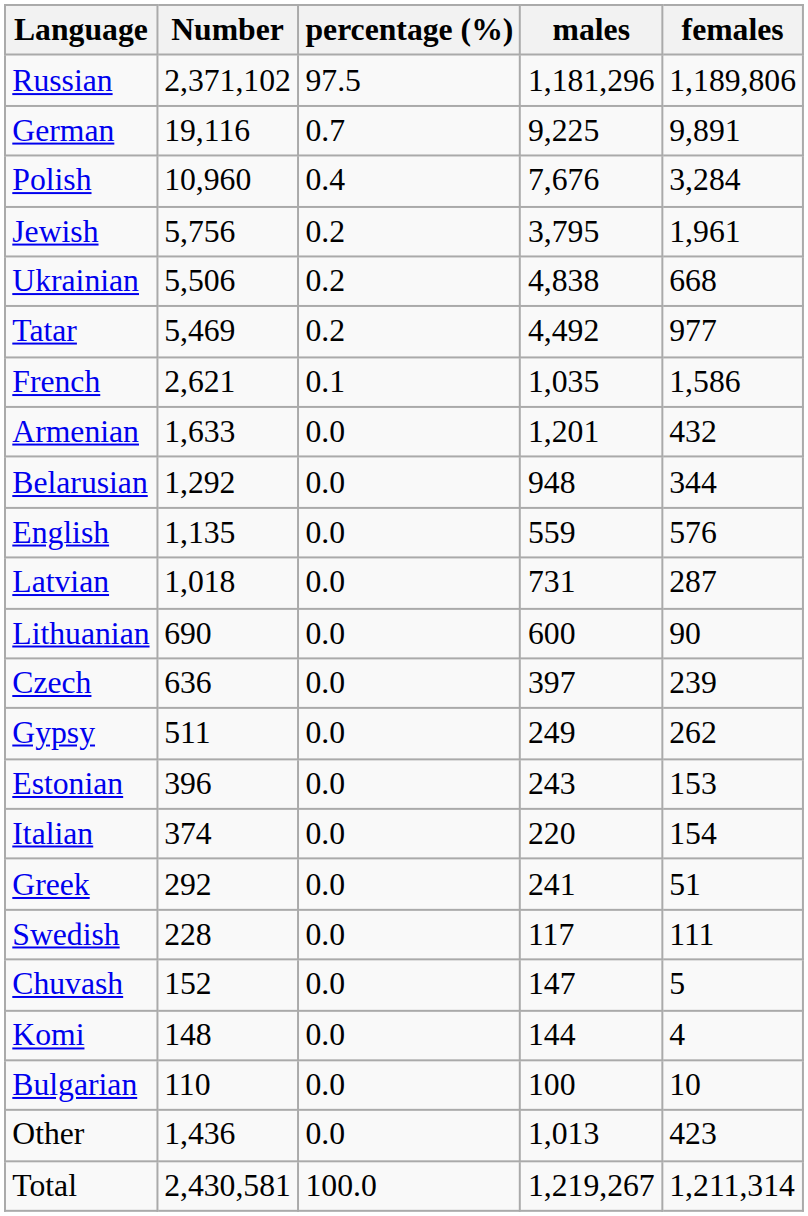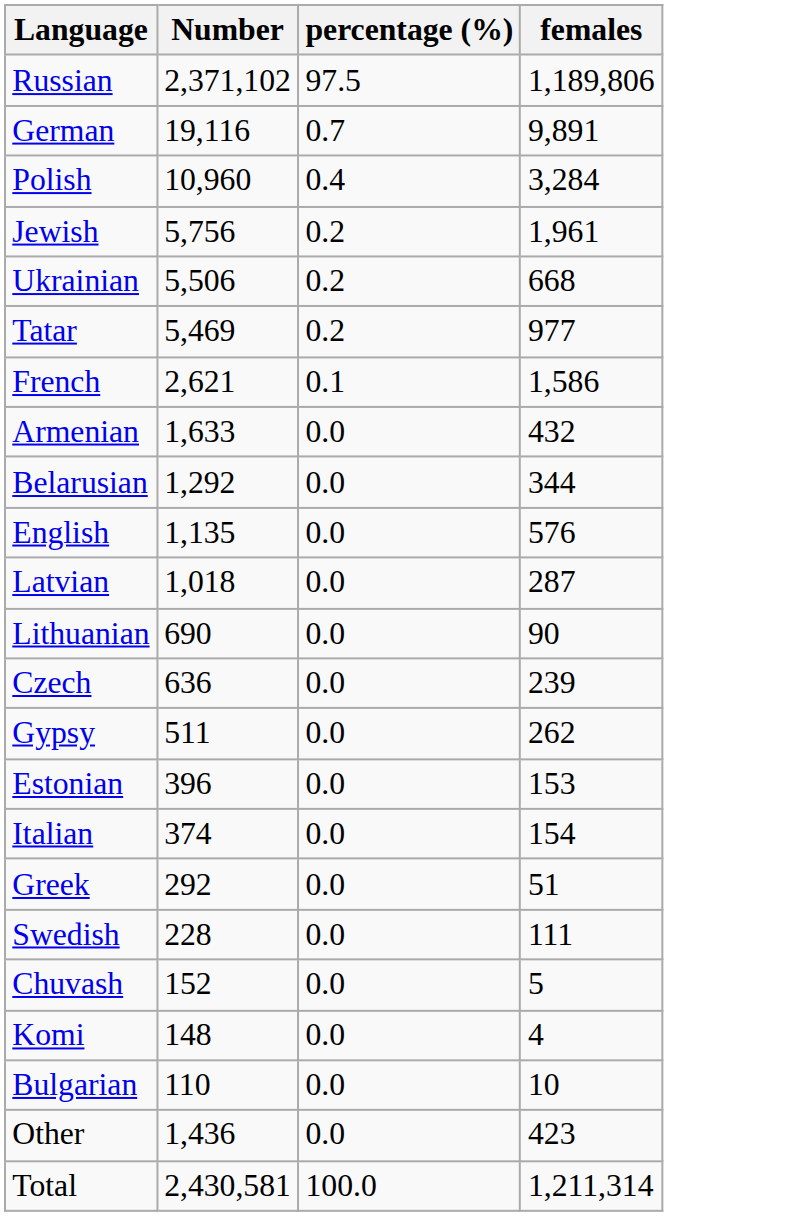- column: (591, 29)
